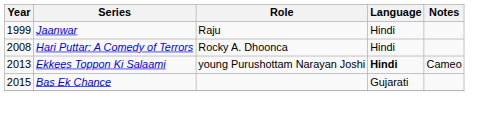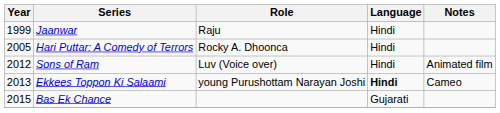(19, 47) 2008 -> (19, 47) 2005
+ row: (68, 64)
